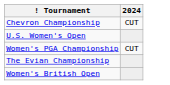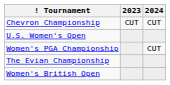+ column: (132, 11)
